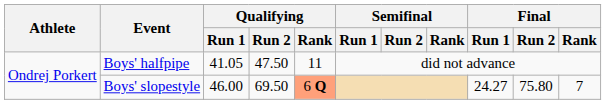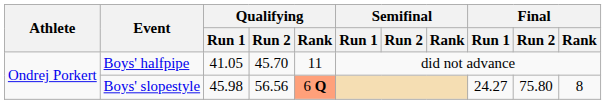(272, 63) 47.50 -> (272, 63) 45.70
(226, 87) 46.00 -> (226, 87) 45.98
(272, 87) 69.50 -> (272, 87) 56.56
(579, 87) 7 -> (579, 87) 8
